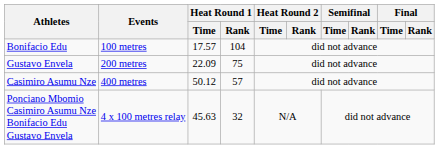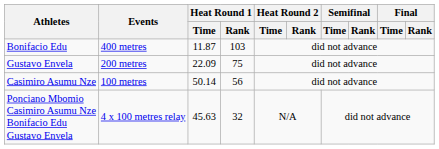(124, 47) 100 metres -> (124, 47) 400 metres
(204, 47) 17.57 -> (204, 47) 11.87
(237, 47) 104 -> (237, 47) 103
(124, 81) 400 metres -> (124, 81) 100 metres
(204, 81) 50.12 -> (204, 81) 50.14
(237, 81) 57 -> (237, 81) 56
